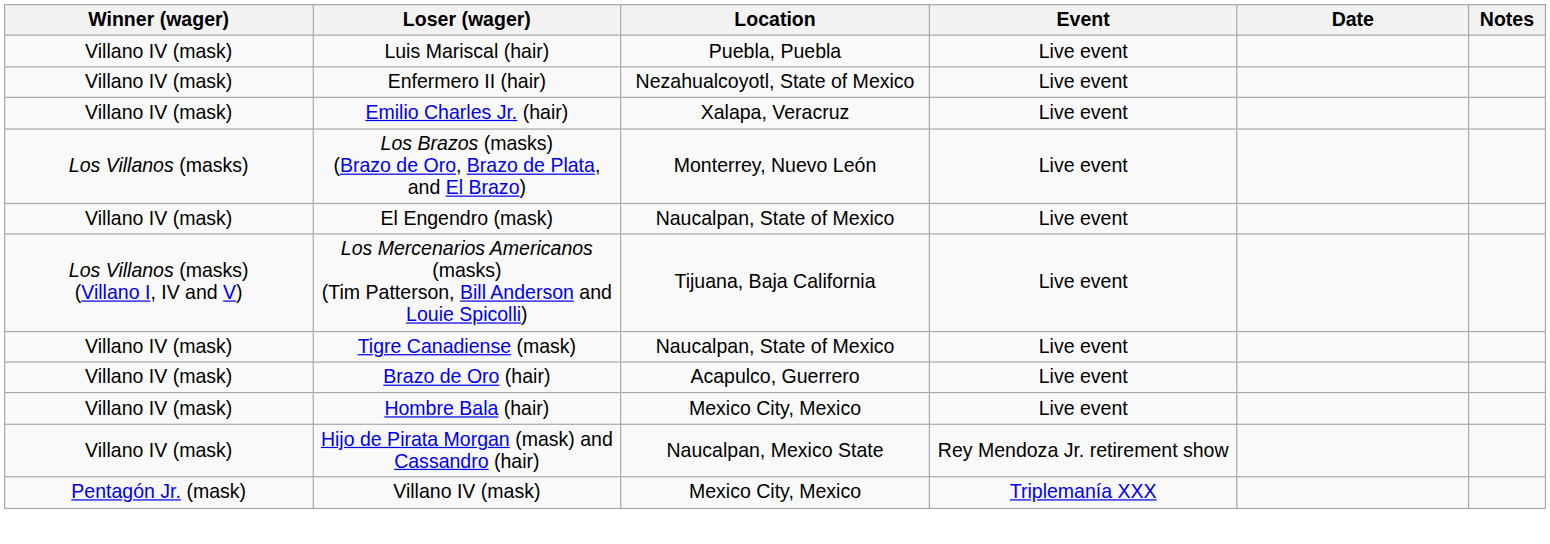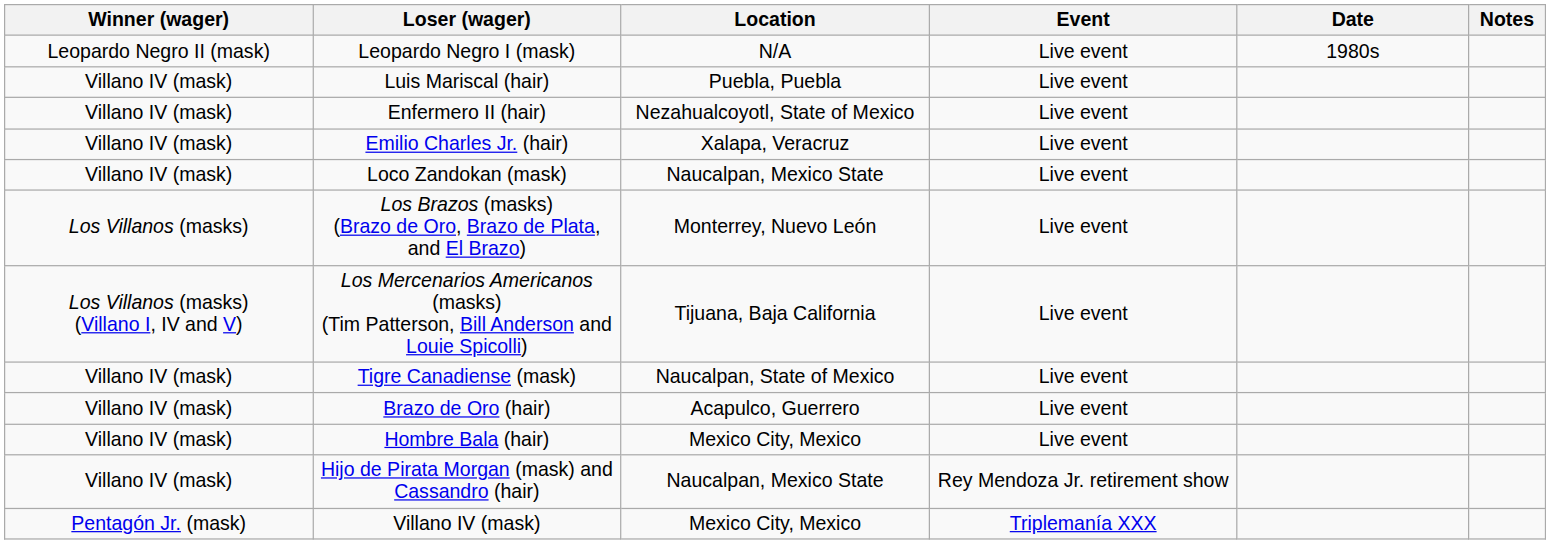+ row: (467, 50)
+ row: (467, 174)
- row: (467, 218)
